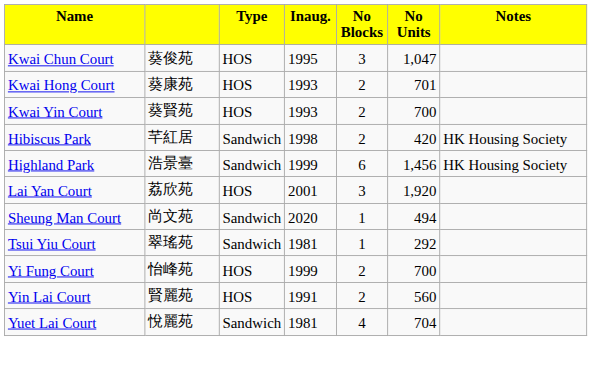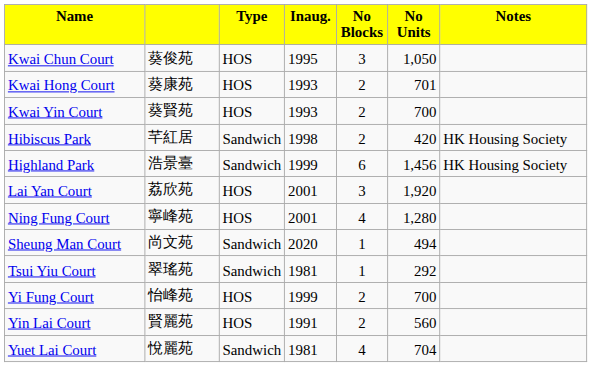(420, 59) 1,047 -> (420, 59) 1,050
+ row: (59, 217)
